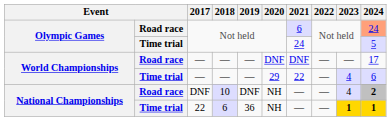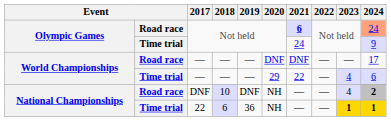(299, 28) normal -> (299, 28) bold
(374, 44) 5 -> (374, 44) 9
